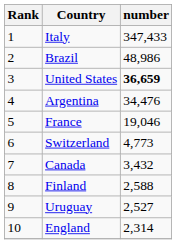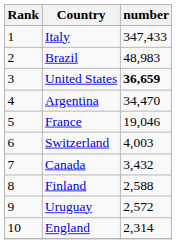(142, 57) 48,986 -> (142, 57) 48,983
(142, 100) 34,476 -> (142, 100) 34,470
(138, 143) 4,773 -> (138, 143) 4,003
(138, 206) 2,527 -> (138, 206) 2,572
